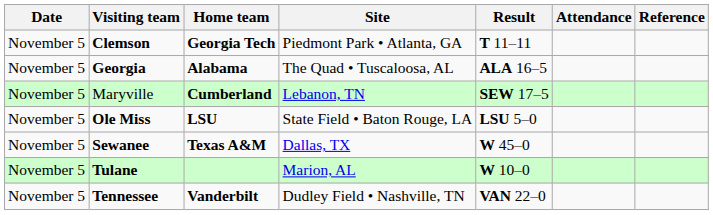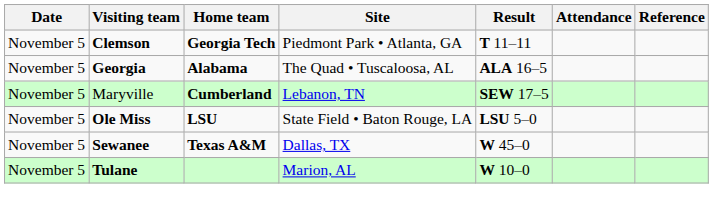- row: (125, 196)
